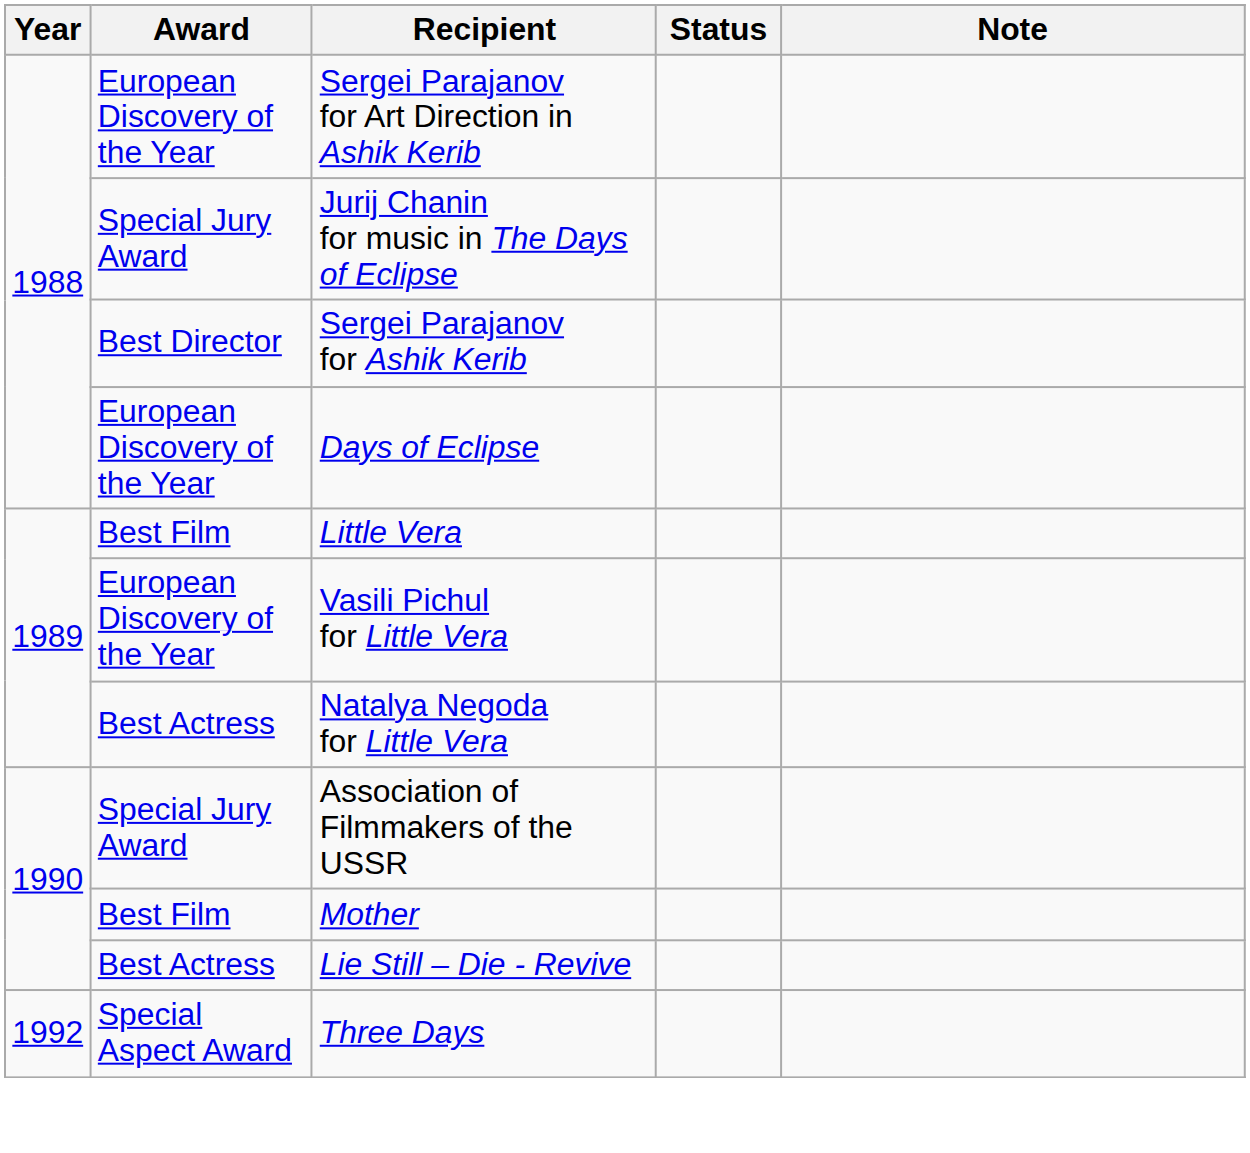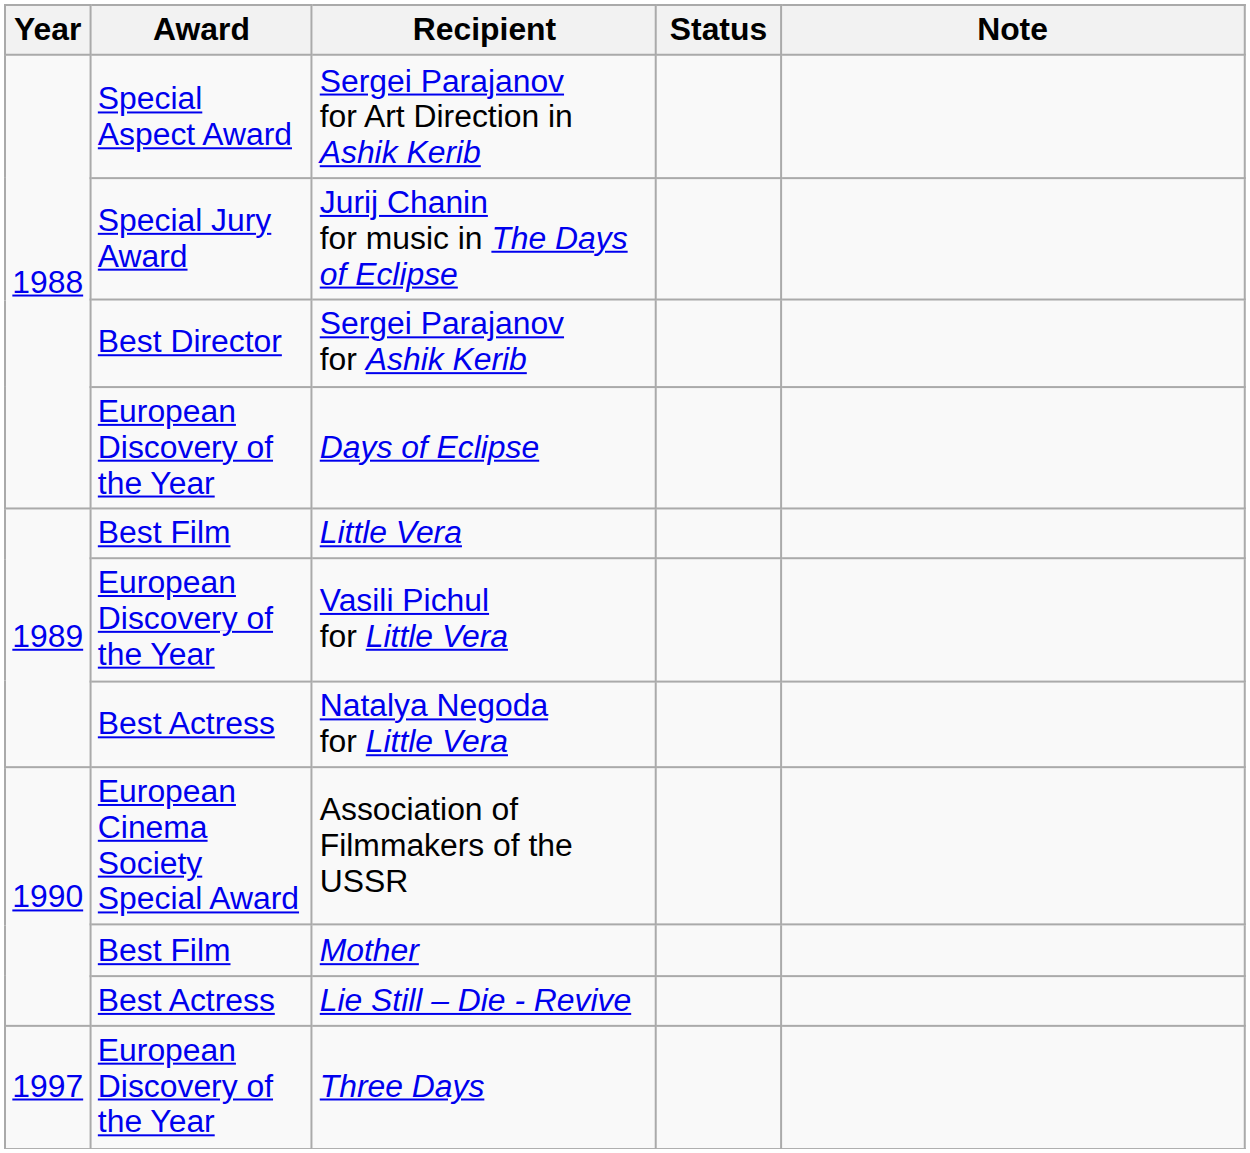(185, 116) European Discovery of the Year -> (195, 116) Special Aspect Award
(185, 827) Special Jury Award -> (198, 845) European Cinema Society Special Award
(48, 1032) 1992 -> (48, 1086) 1997
(195, 1032) Special Aspect Award -> (185, 1086) European Discovery of the Year
